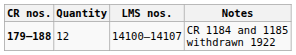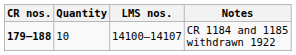(63, 36) 12 -> (63, 36) 10
